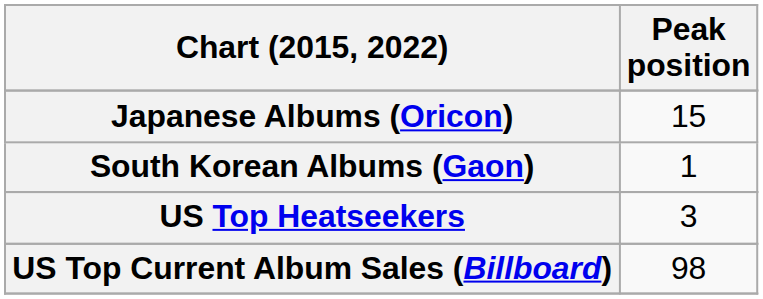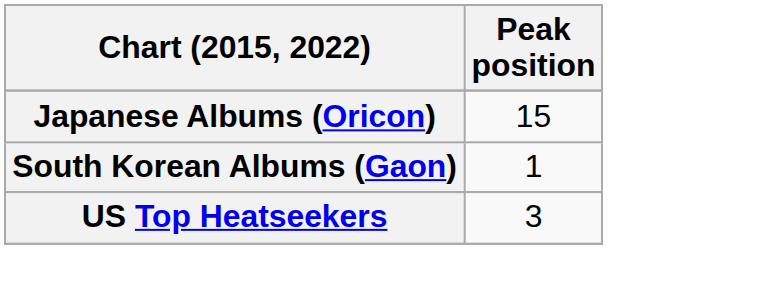- row: (312, 267)
